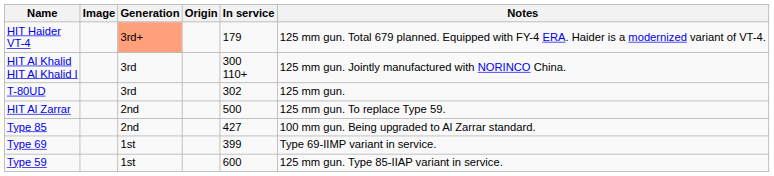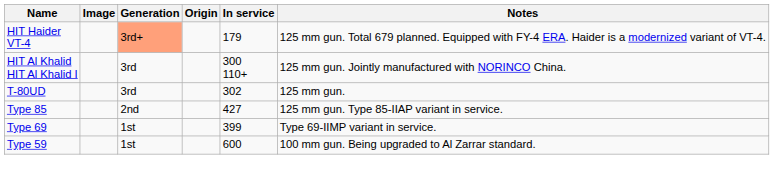- row: (39, 109)
(408, 127) 100 mm gun. Being upgraded to Al Zarrar standard. -> (391, 109) 125 mm gun. Type 85-IIAP variant in service.
(391, 162) 125 mm gun. Type 85-IIAP variant in service. -> (408, 145) 100 mm gun. Being upgraded to Al Zarrar standard.
